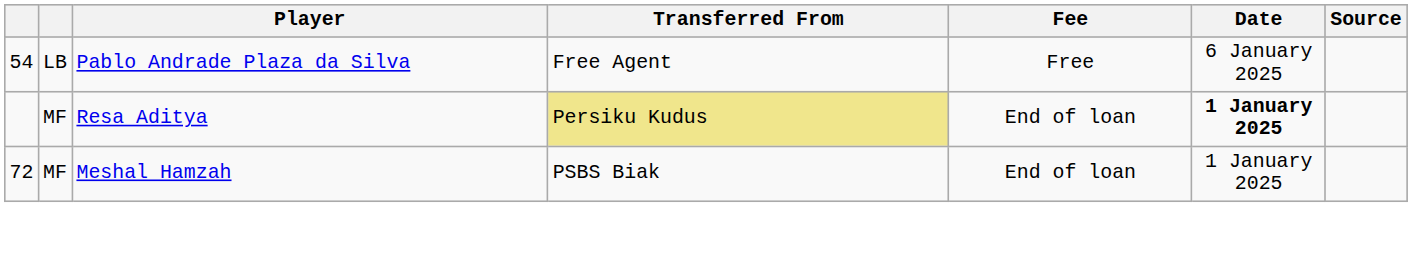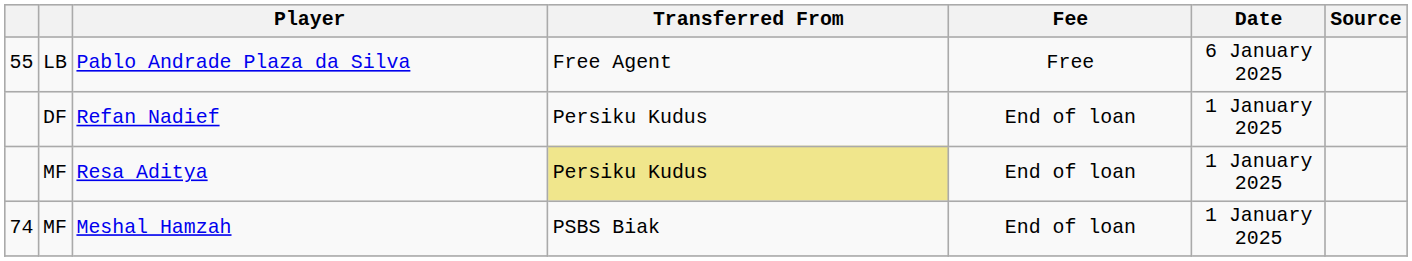(22, 65) 54 -> (22, 65) 55
+ row: (148, 119)
(1259, 119) bold -> (1259, 174) normal
(22, 174) 72 -> (22, 228) 74
